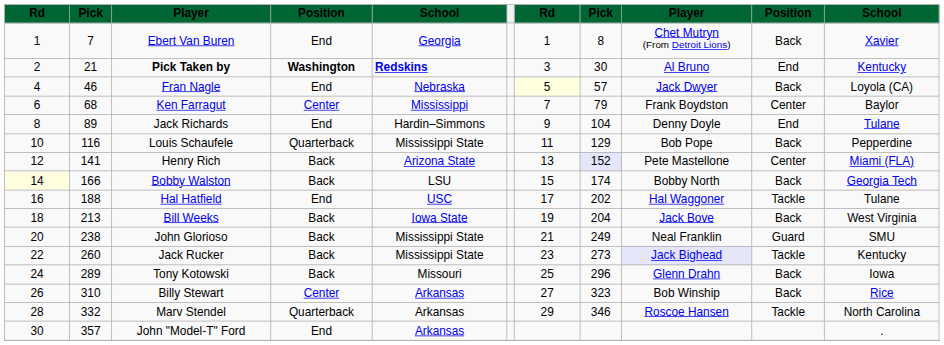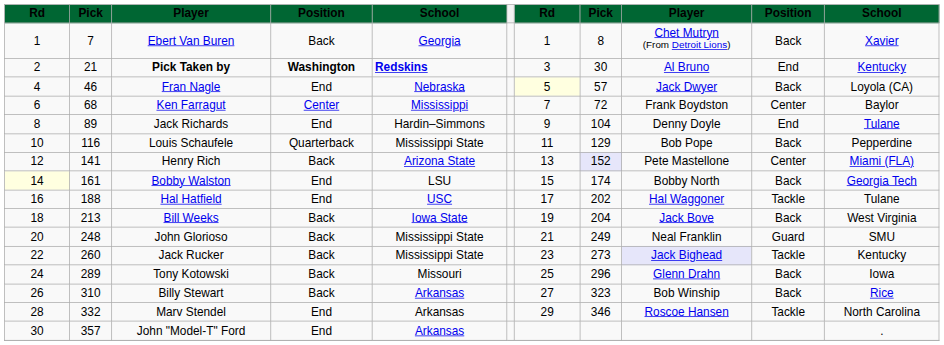(321, 40) End -> (321, 40) Back
(601, 105) 79 -> (601, 105) 72
(91, 180) 166 -> (91, 180) 161
(321, 180) Back -> (321, 180) End
(91, 236) 238 -> (91, 236) 248
(321, 293) Center -> (321, 293) Back
(321, 312) Quarterback -> (321, 312) End
